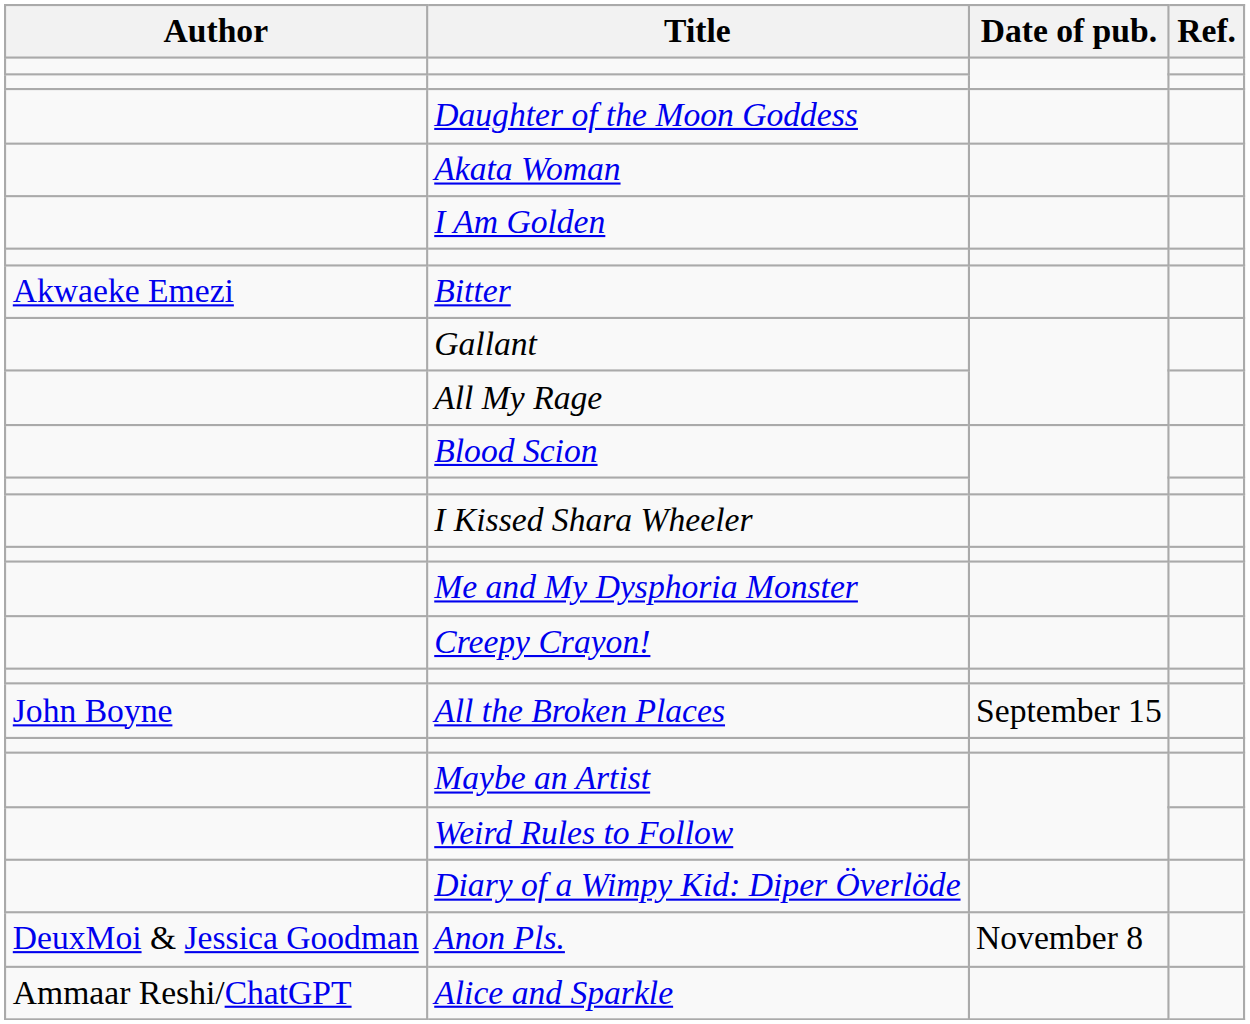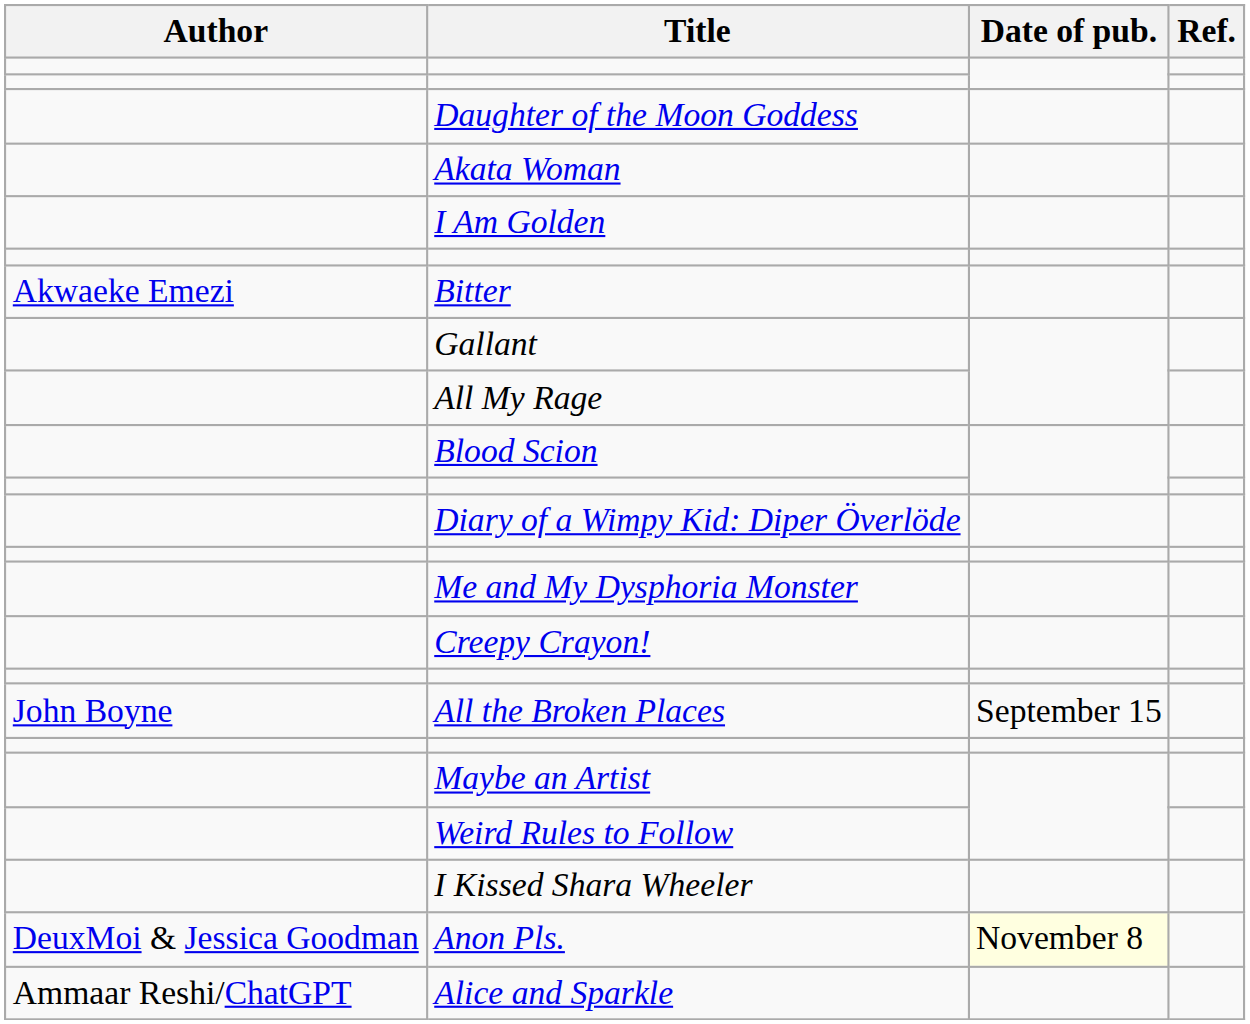rows swapped: (216, 520) <-> (216, 886)
(1060, 938) no background -> (1060, 938) lightyellow background
